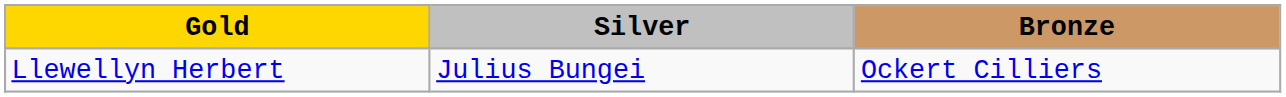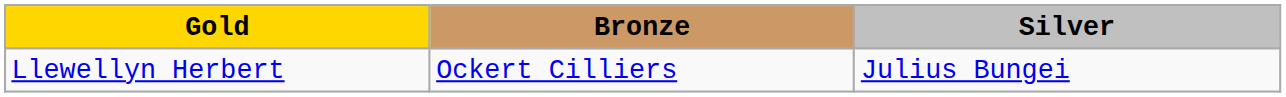columns swapped: (642, 27) <-> (1067, 27)
